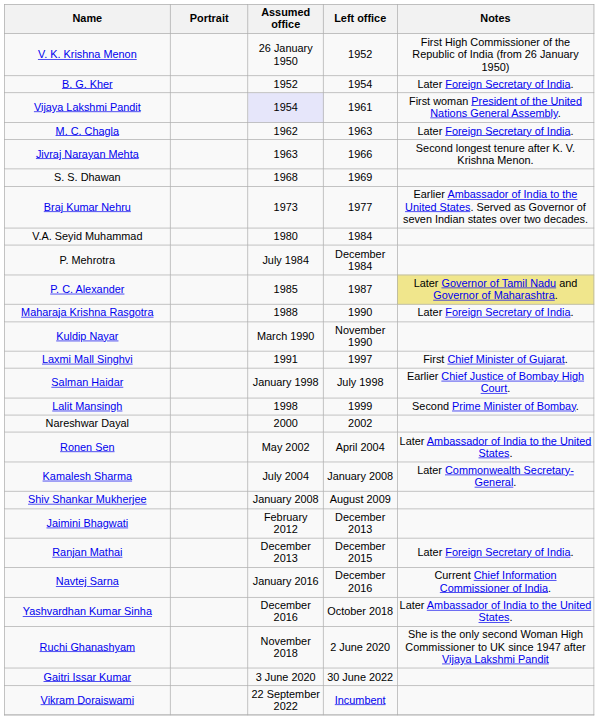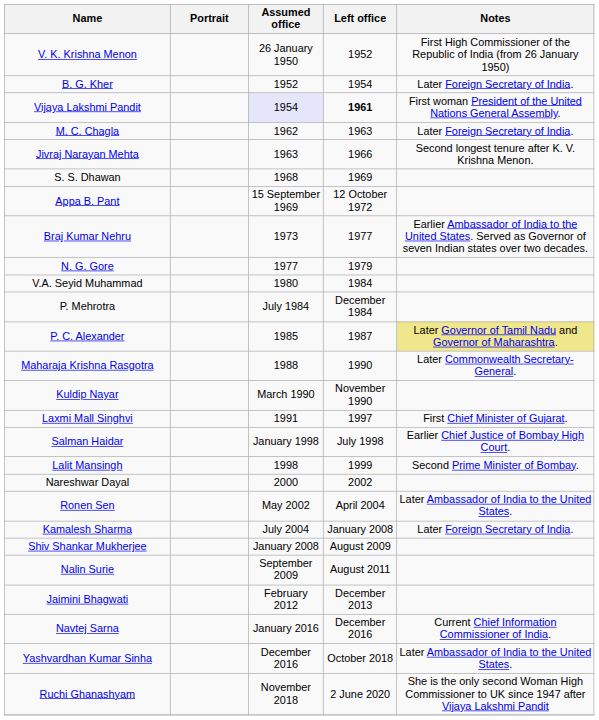(360, 107) normal -> (360, 107) bold
+ row: (87, 201)
+ row: (87, 266)
(495, 313) Later Foreign Secretary of India. -> (495, 365) Later Commonwealth Secretary-General.
(495, 476) Later Commonwealth Secretary-General. -> (495, 529) Later Foreign Secretary of India.
+ row: (87, 570)
- row: (87, 552)
- row: (87, 677)
- row: (87, 700)
